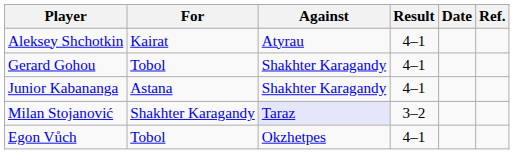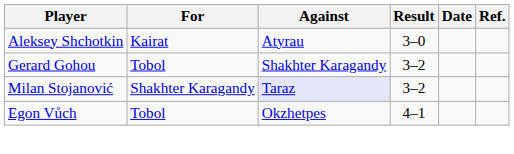(414, 40) 4–1 -> (414, 40) 3–0
(414, 64) 4–1 -> (414, 64) 3–2
- row: (63, 88)
